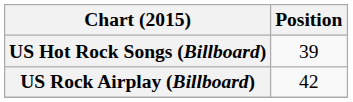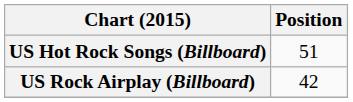(309, 50) 39 -> (309, 50) 51
